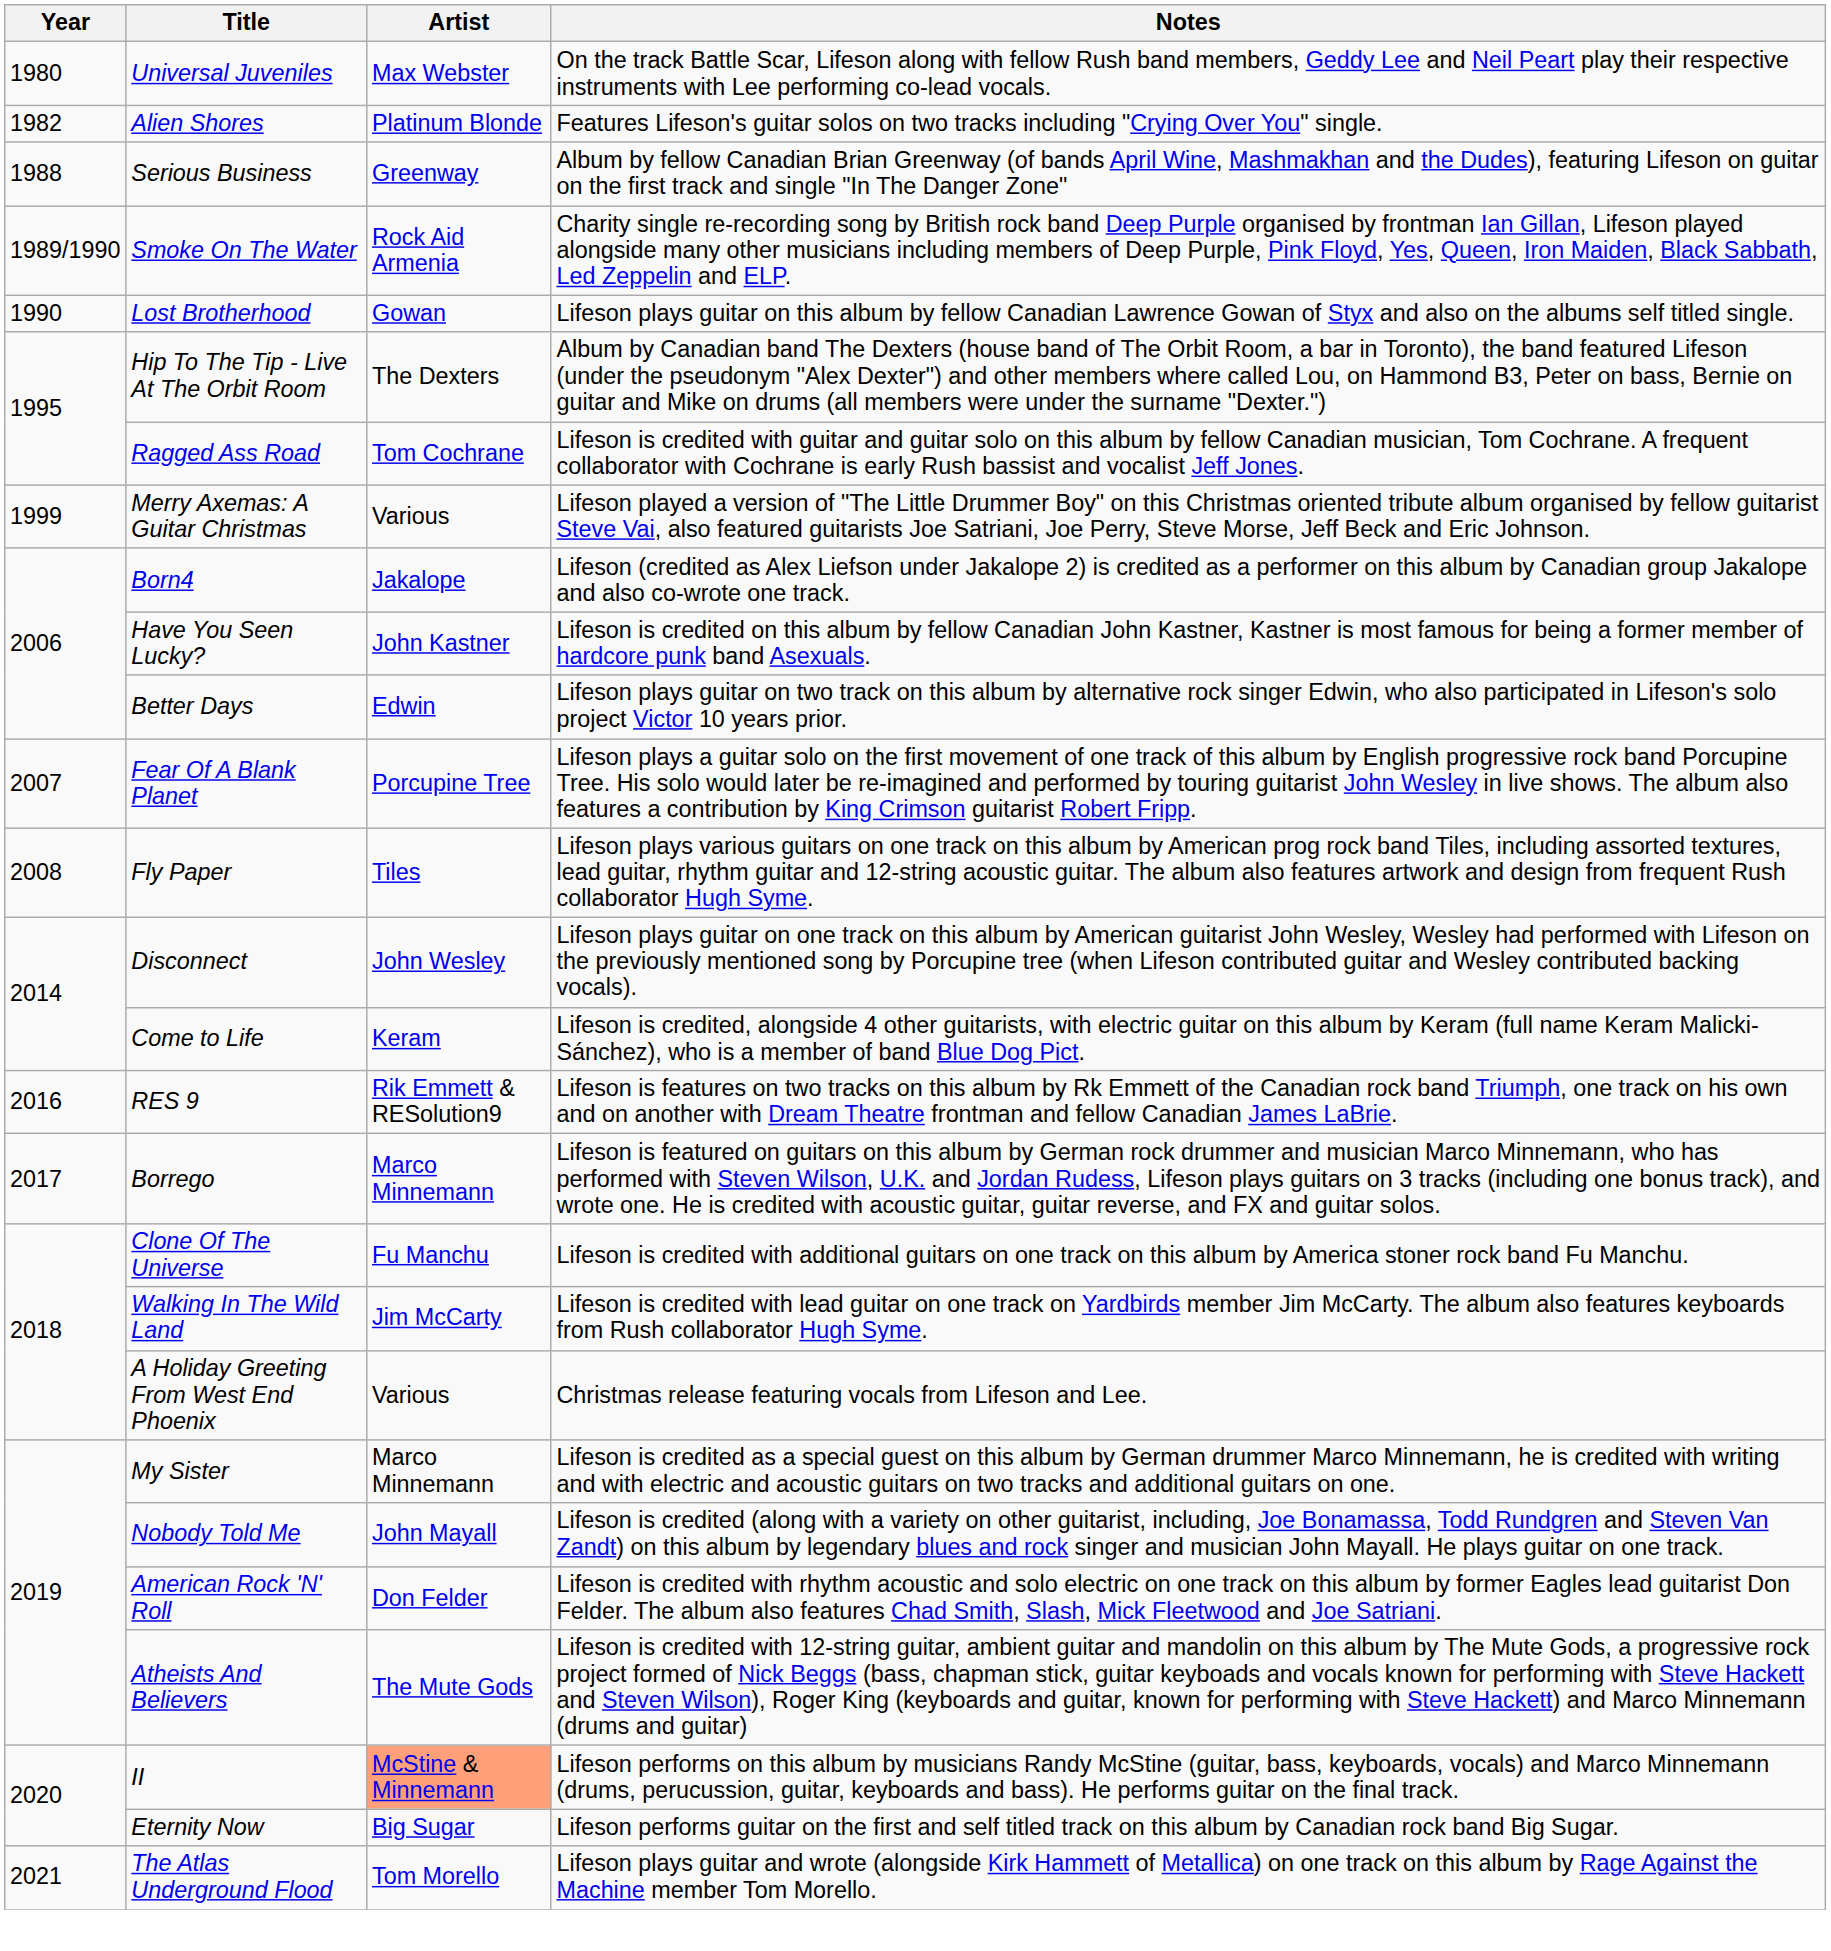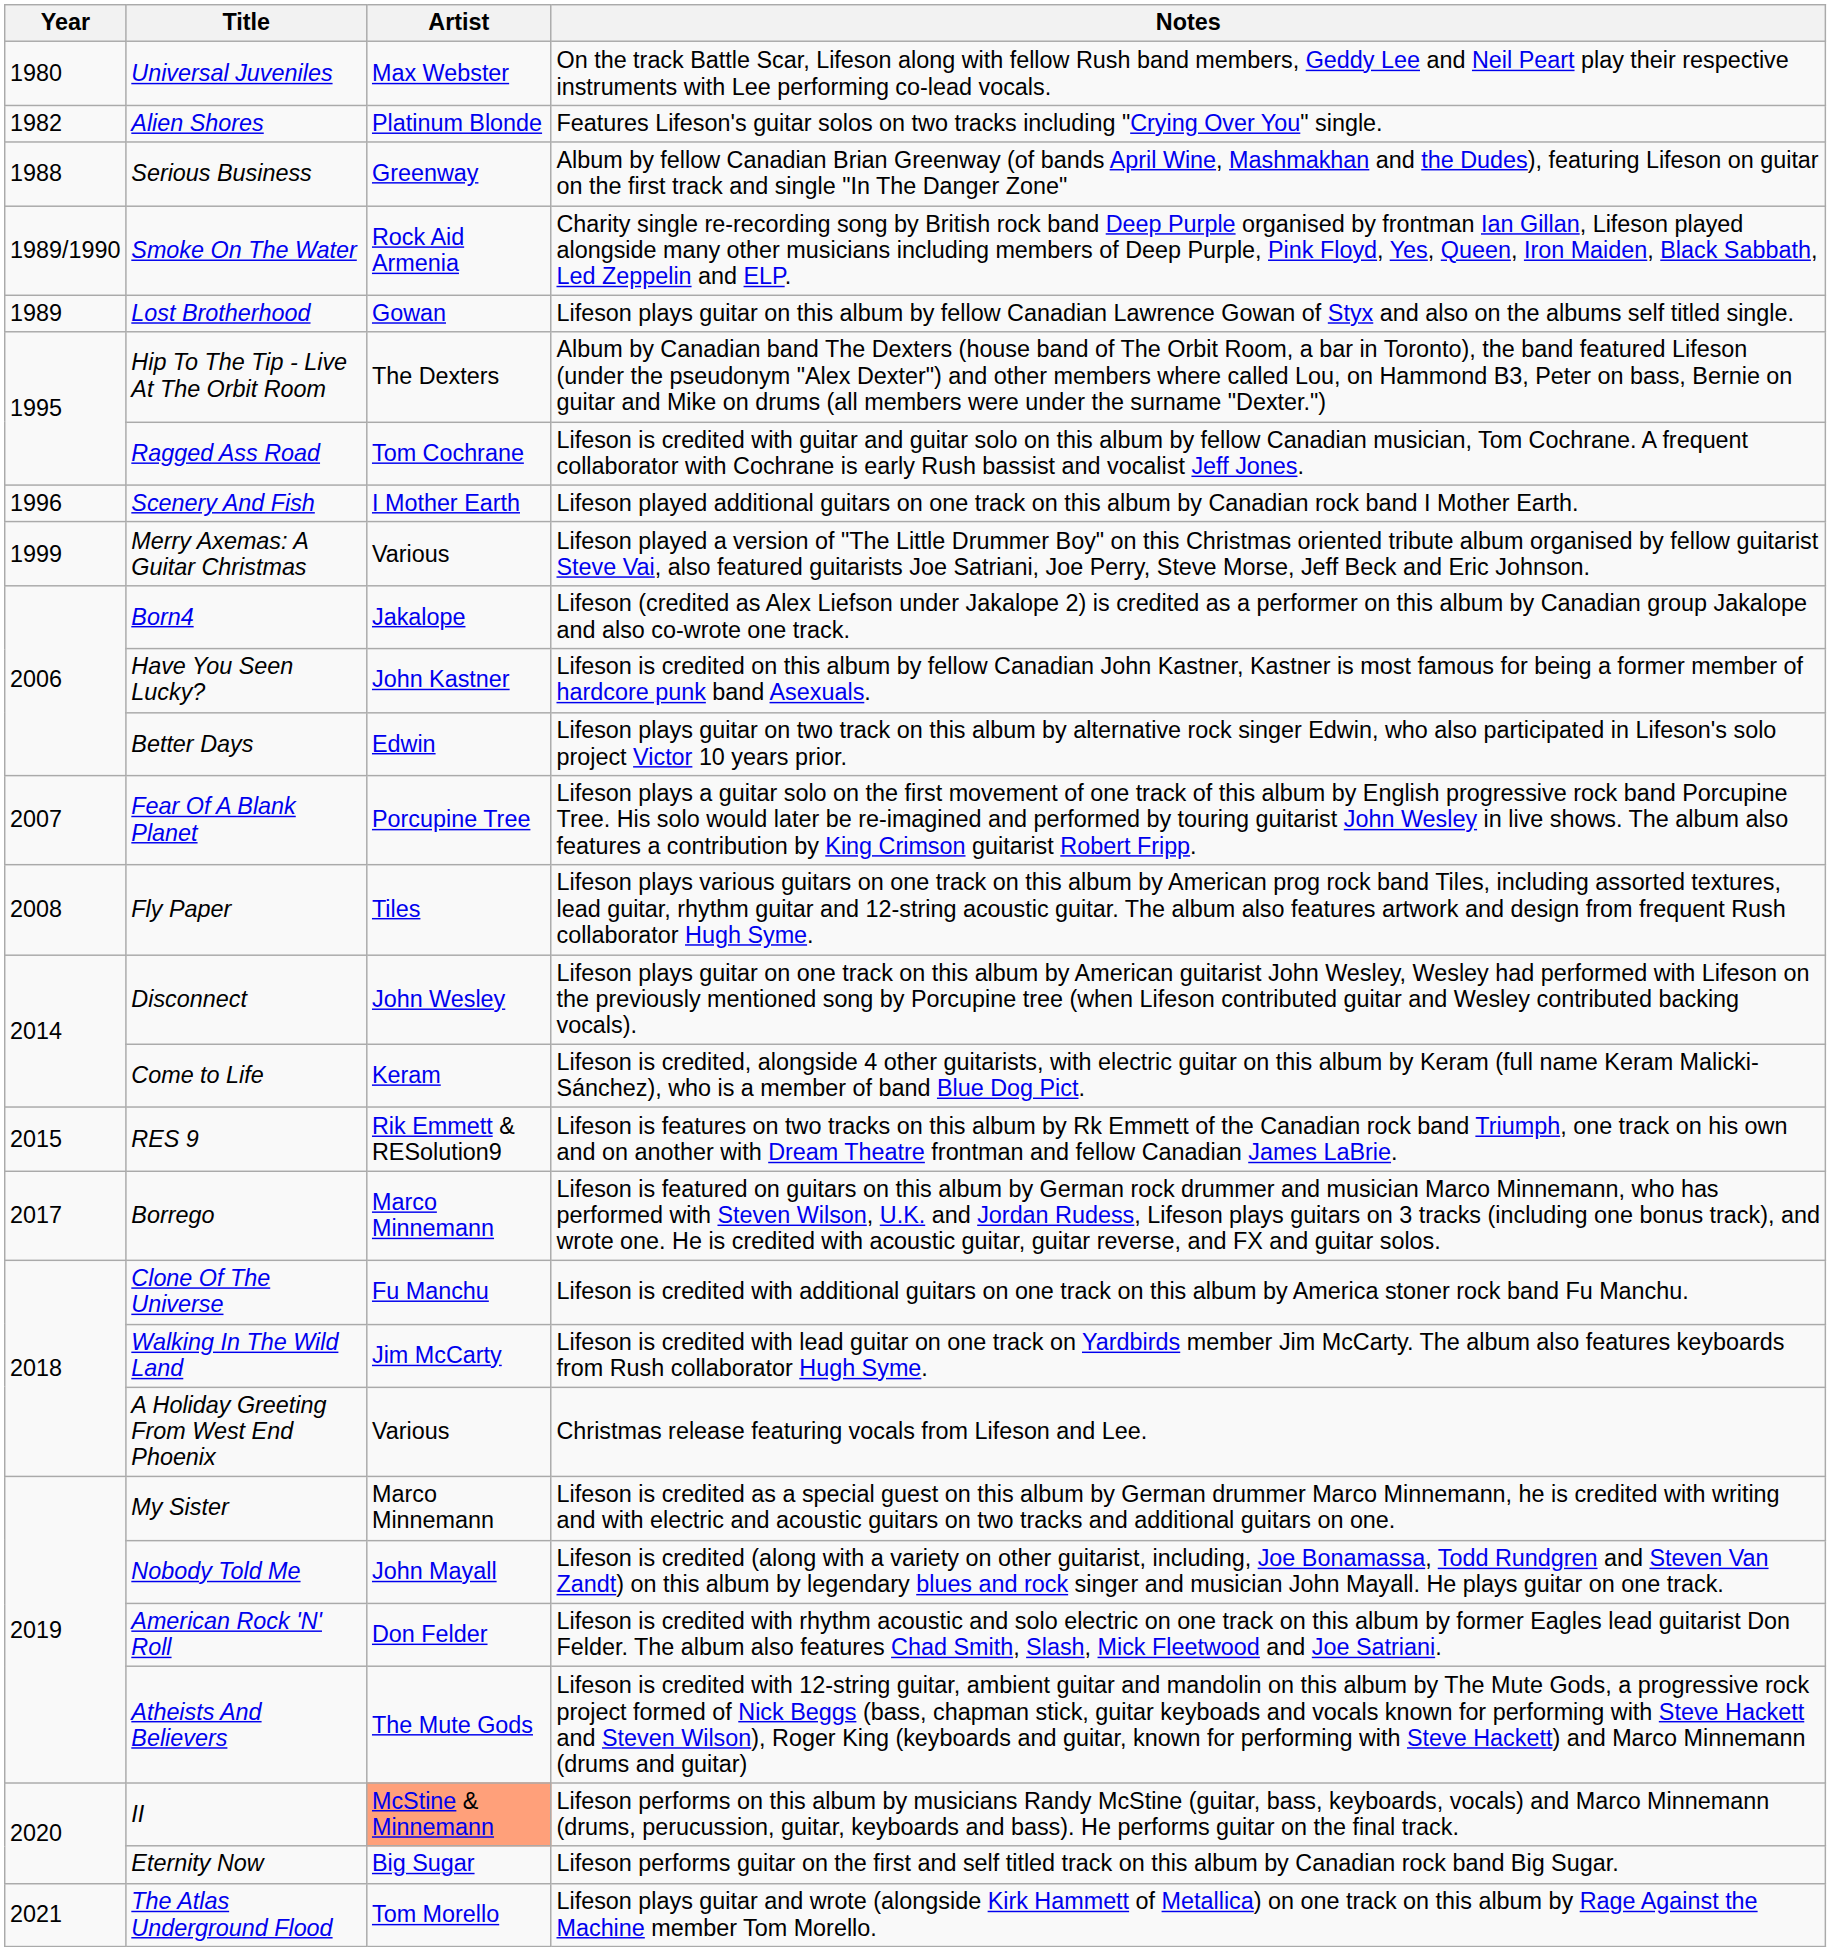(36, 313) 1990 -> (36, 313) 1989
+ row: (223, 503)
(36, 1101) 2016 -> (36, 1139) 2015
